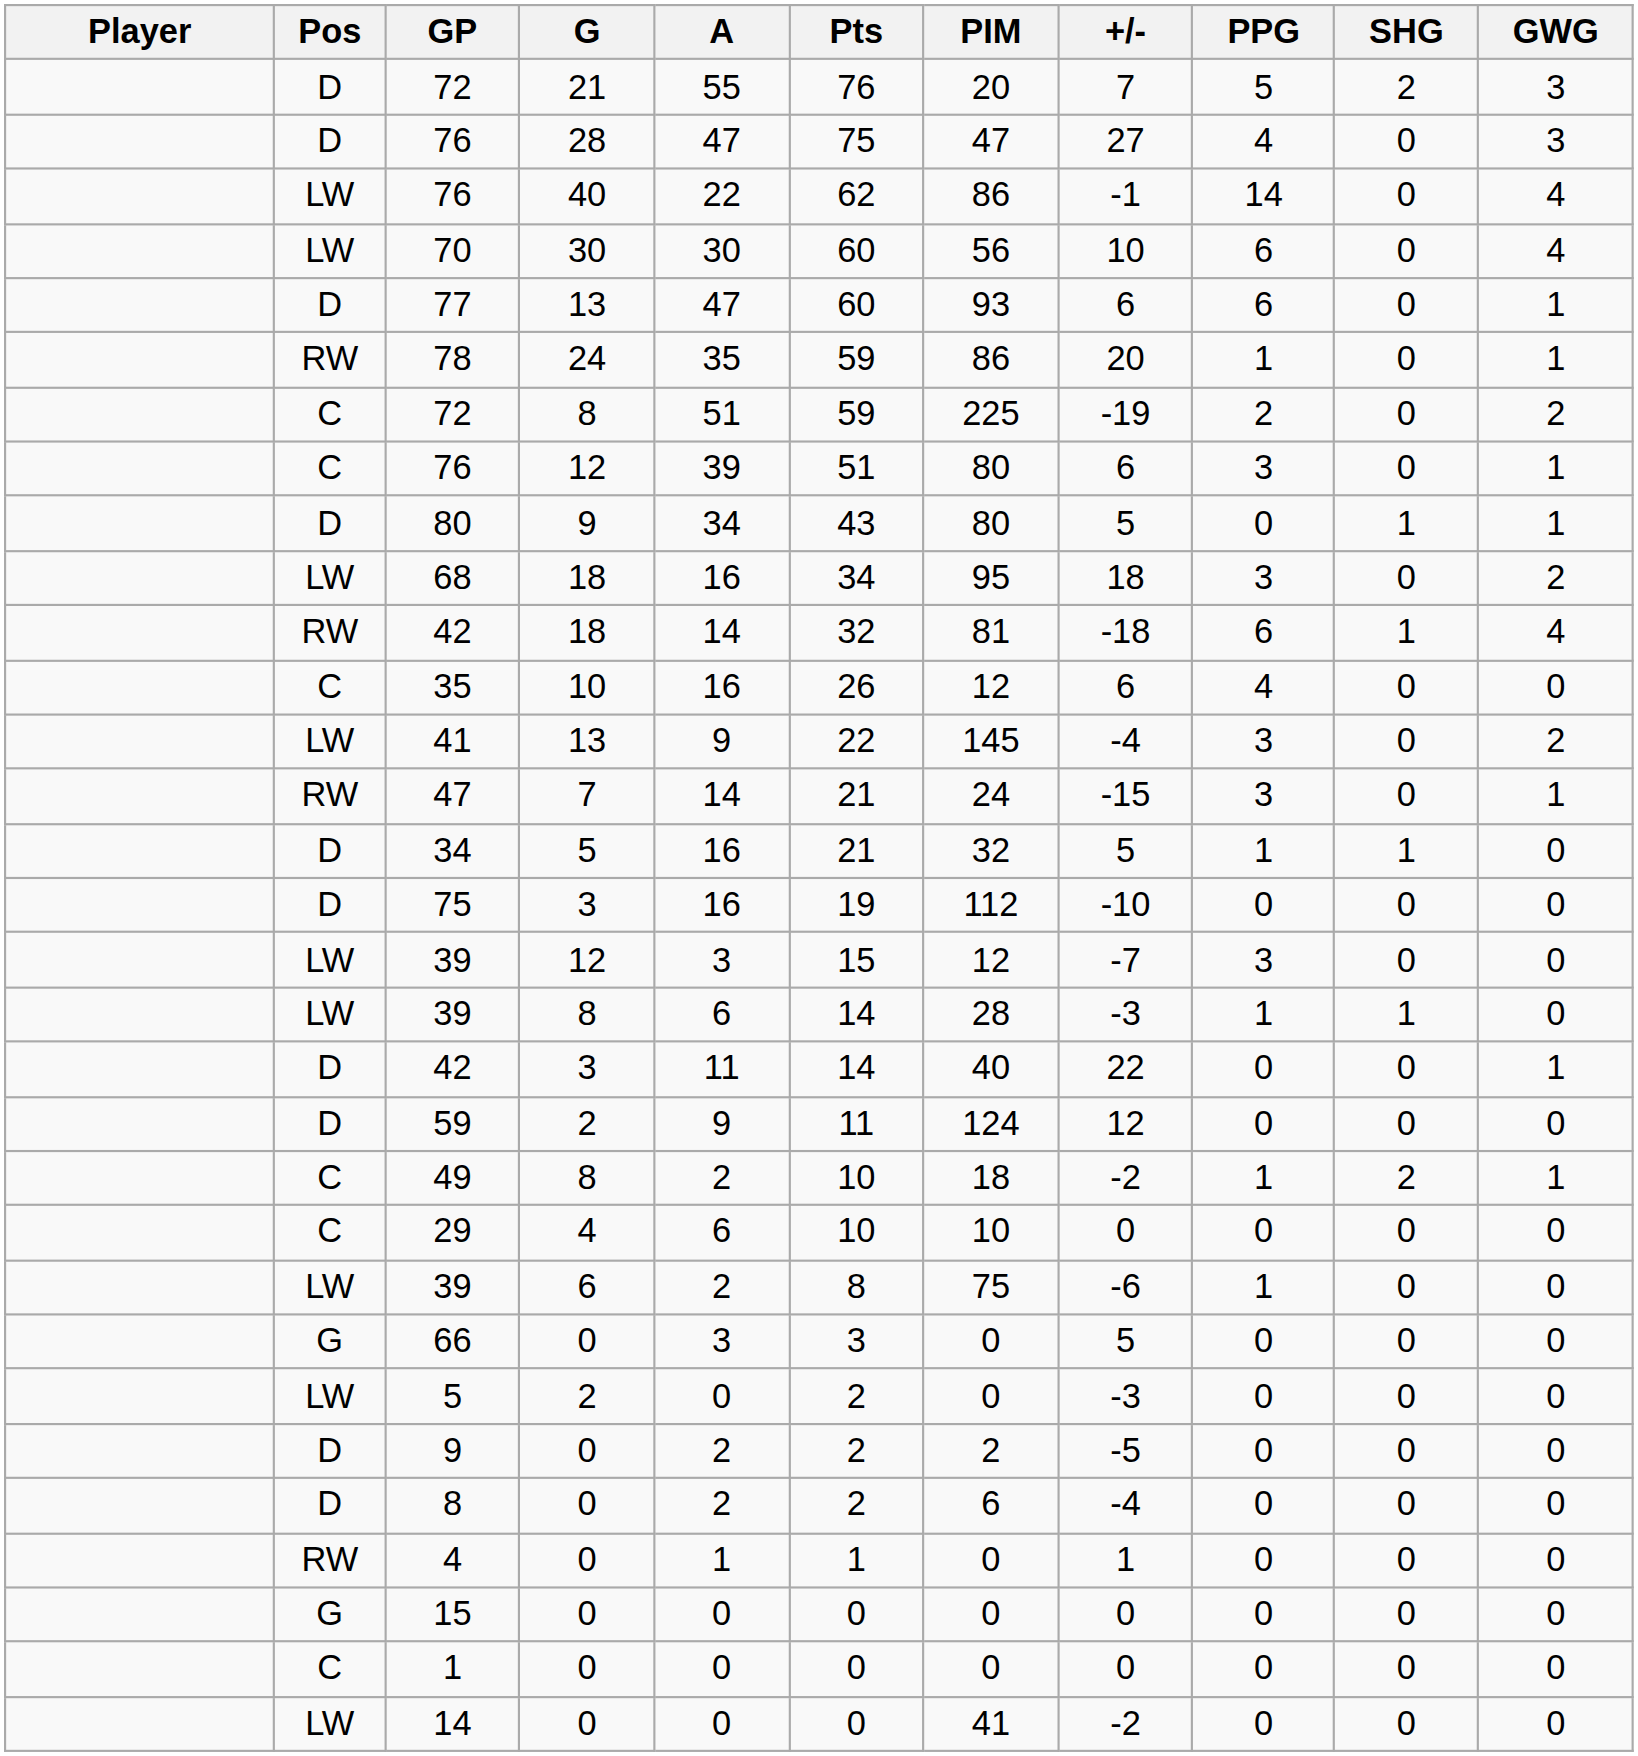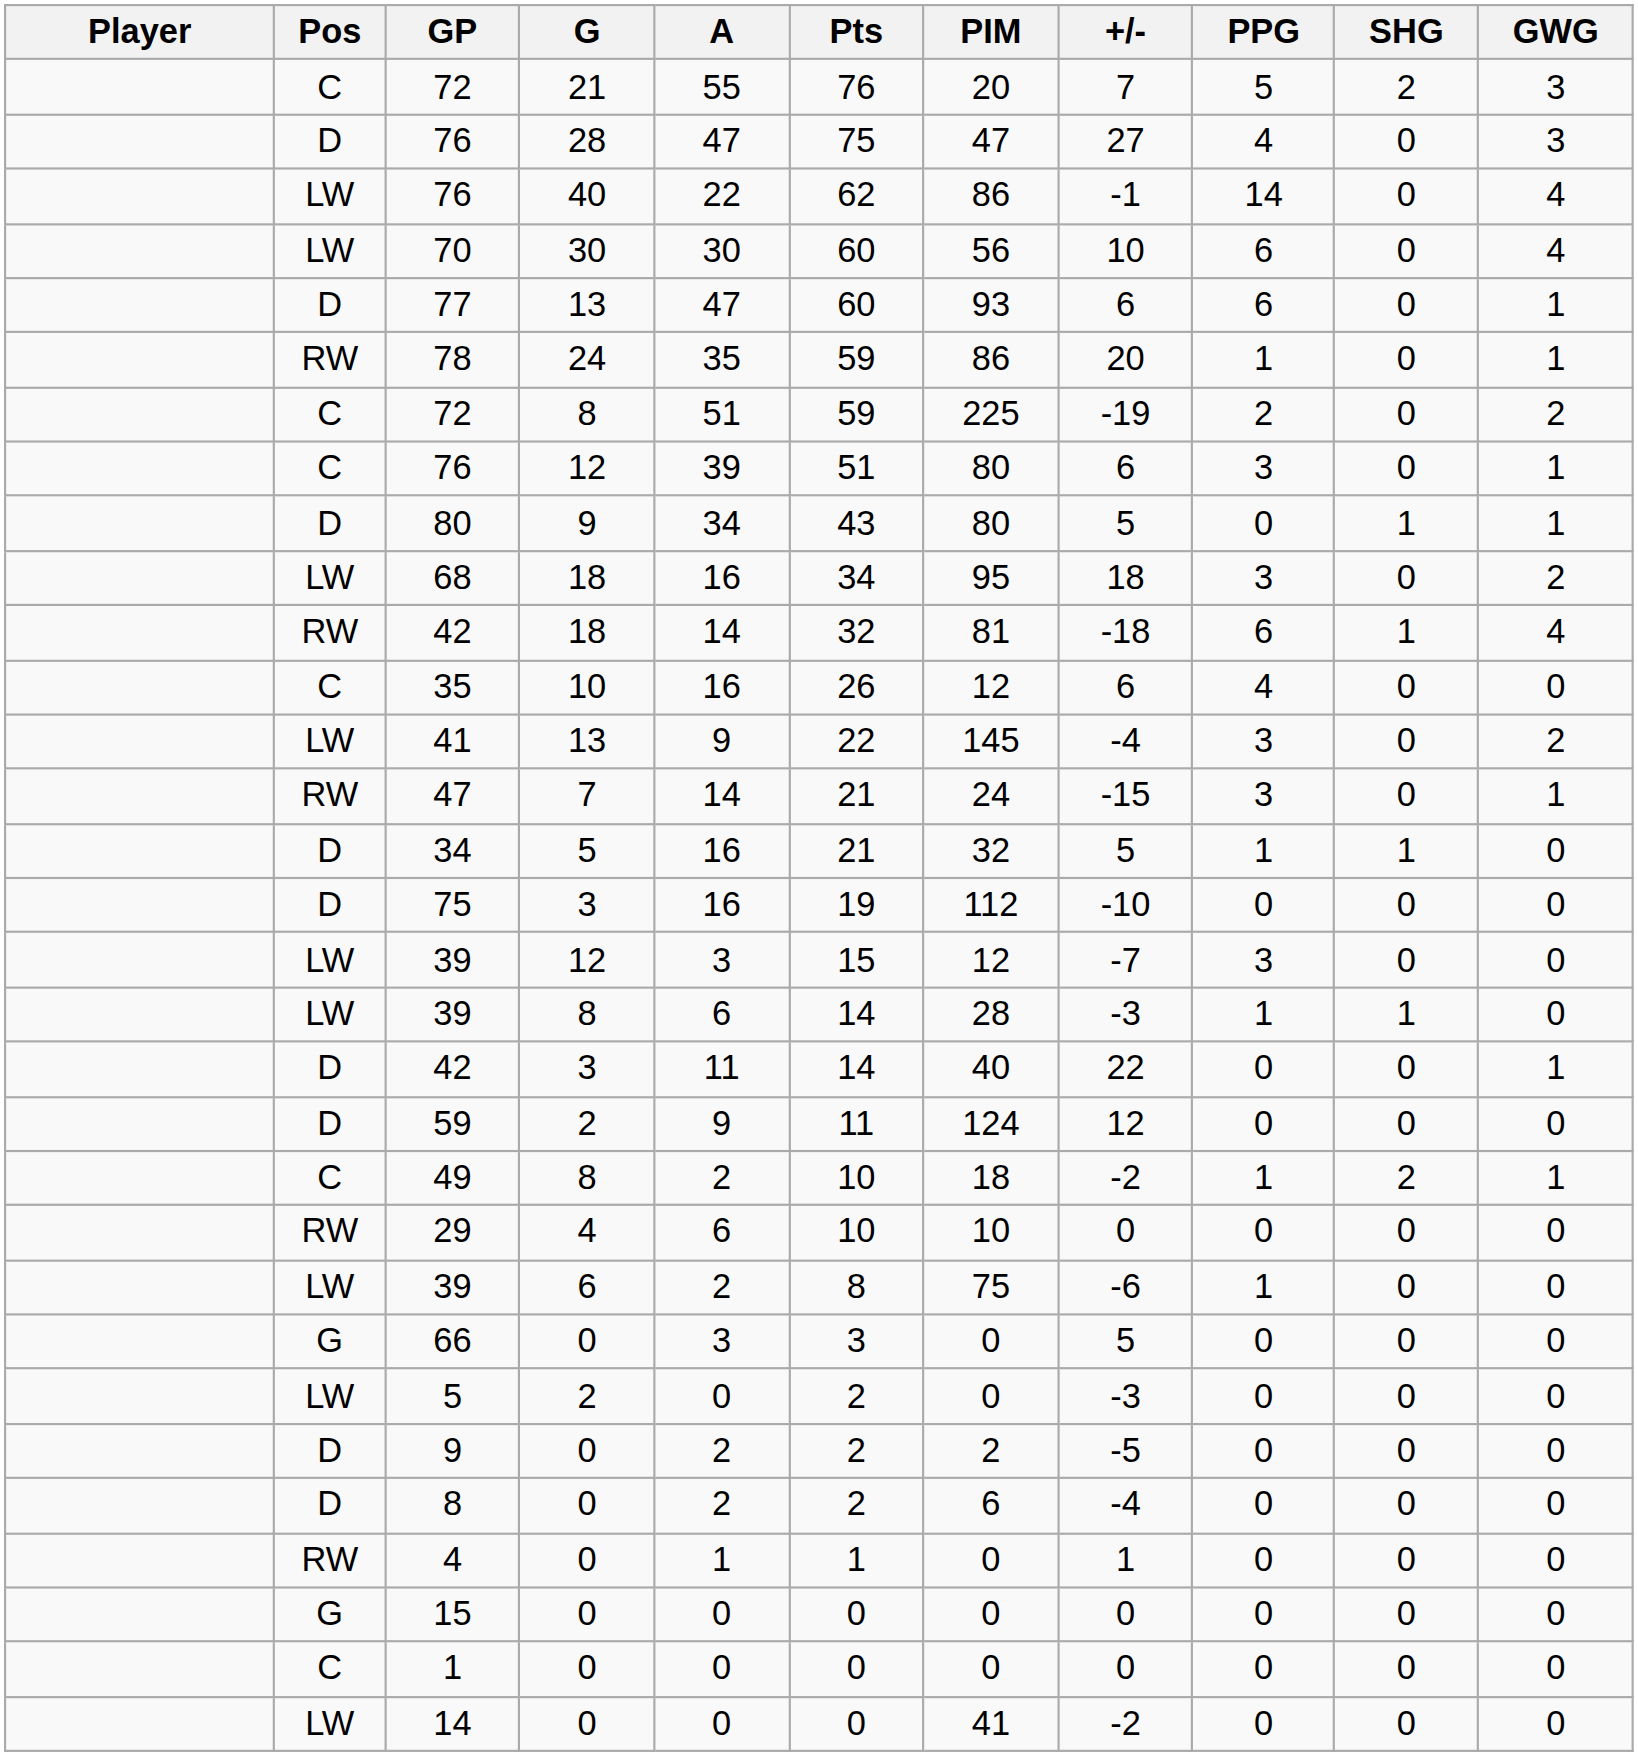(330, 86) D -> (330, 86) C
(330, 1232) C -> (330, 1232) RW
